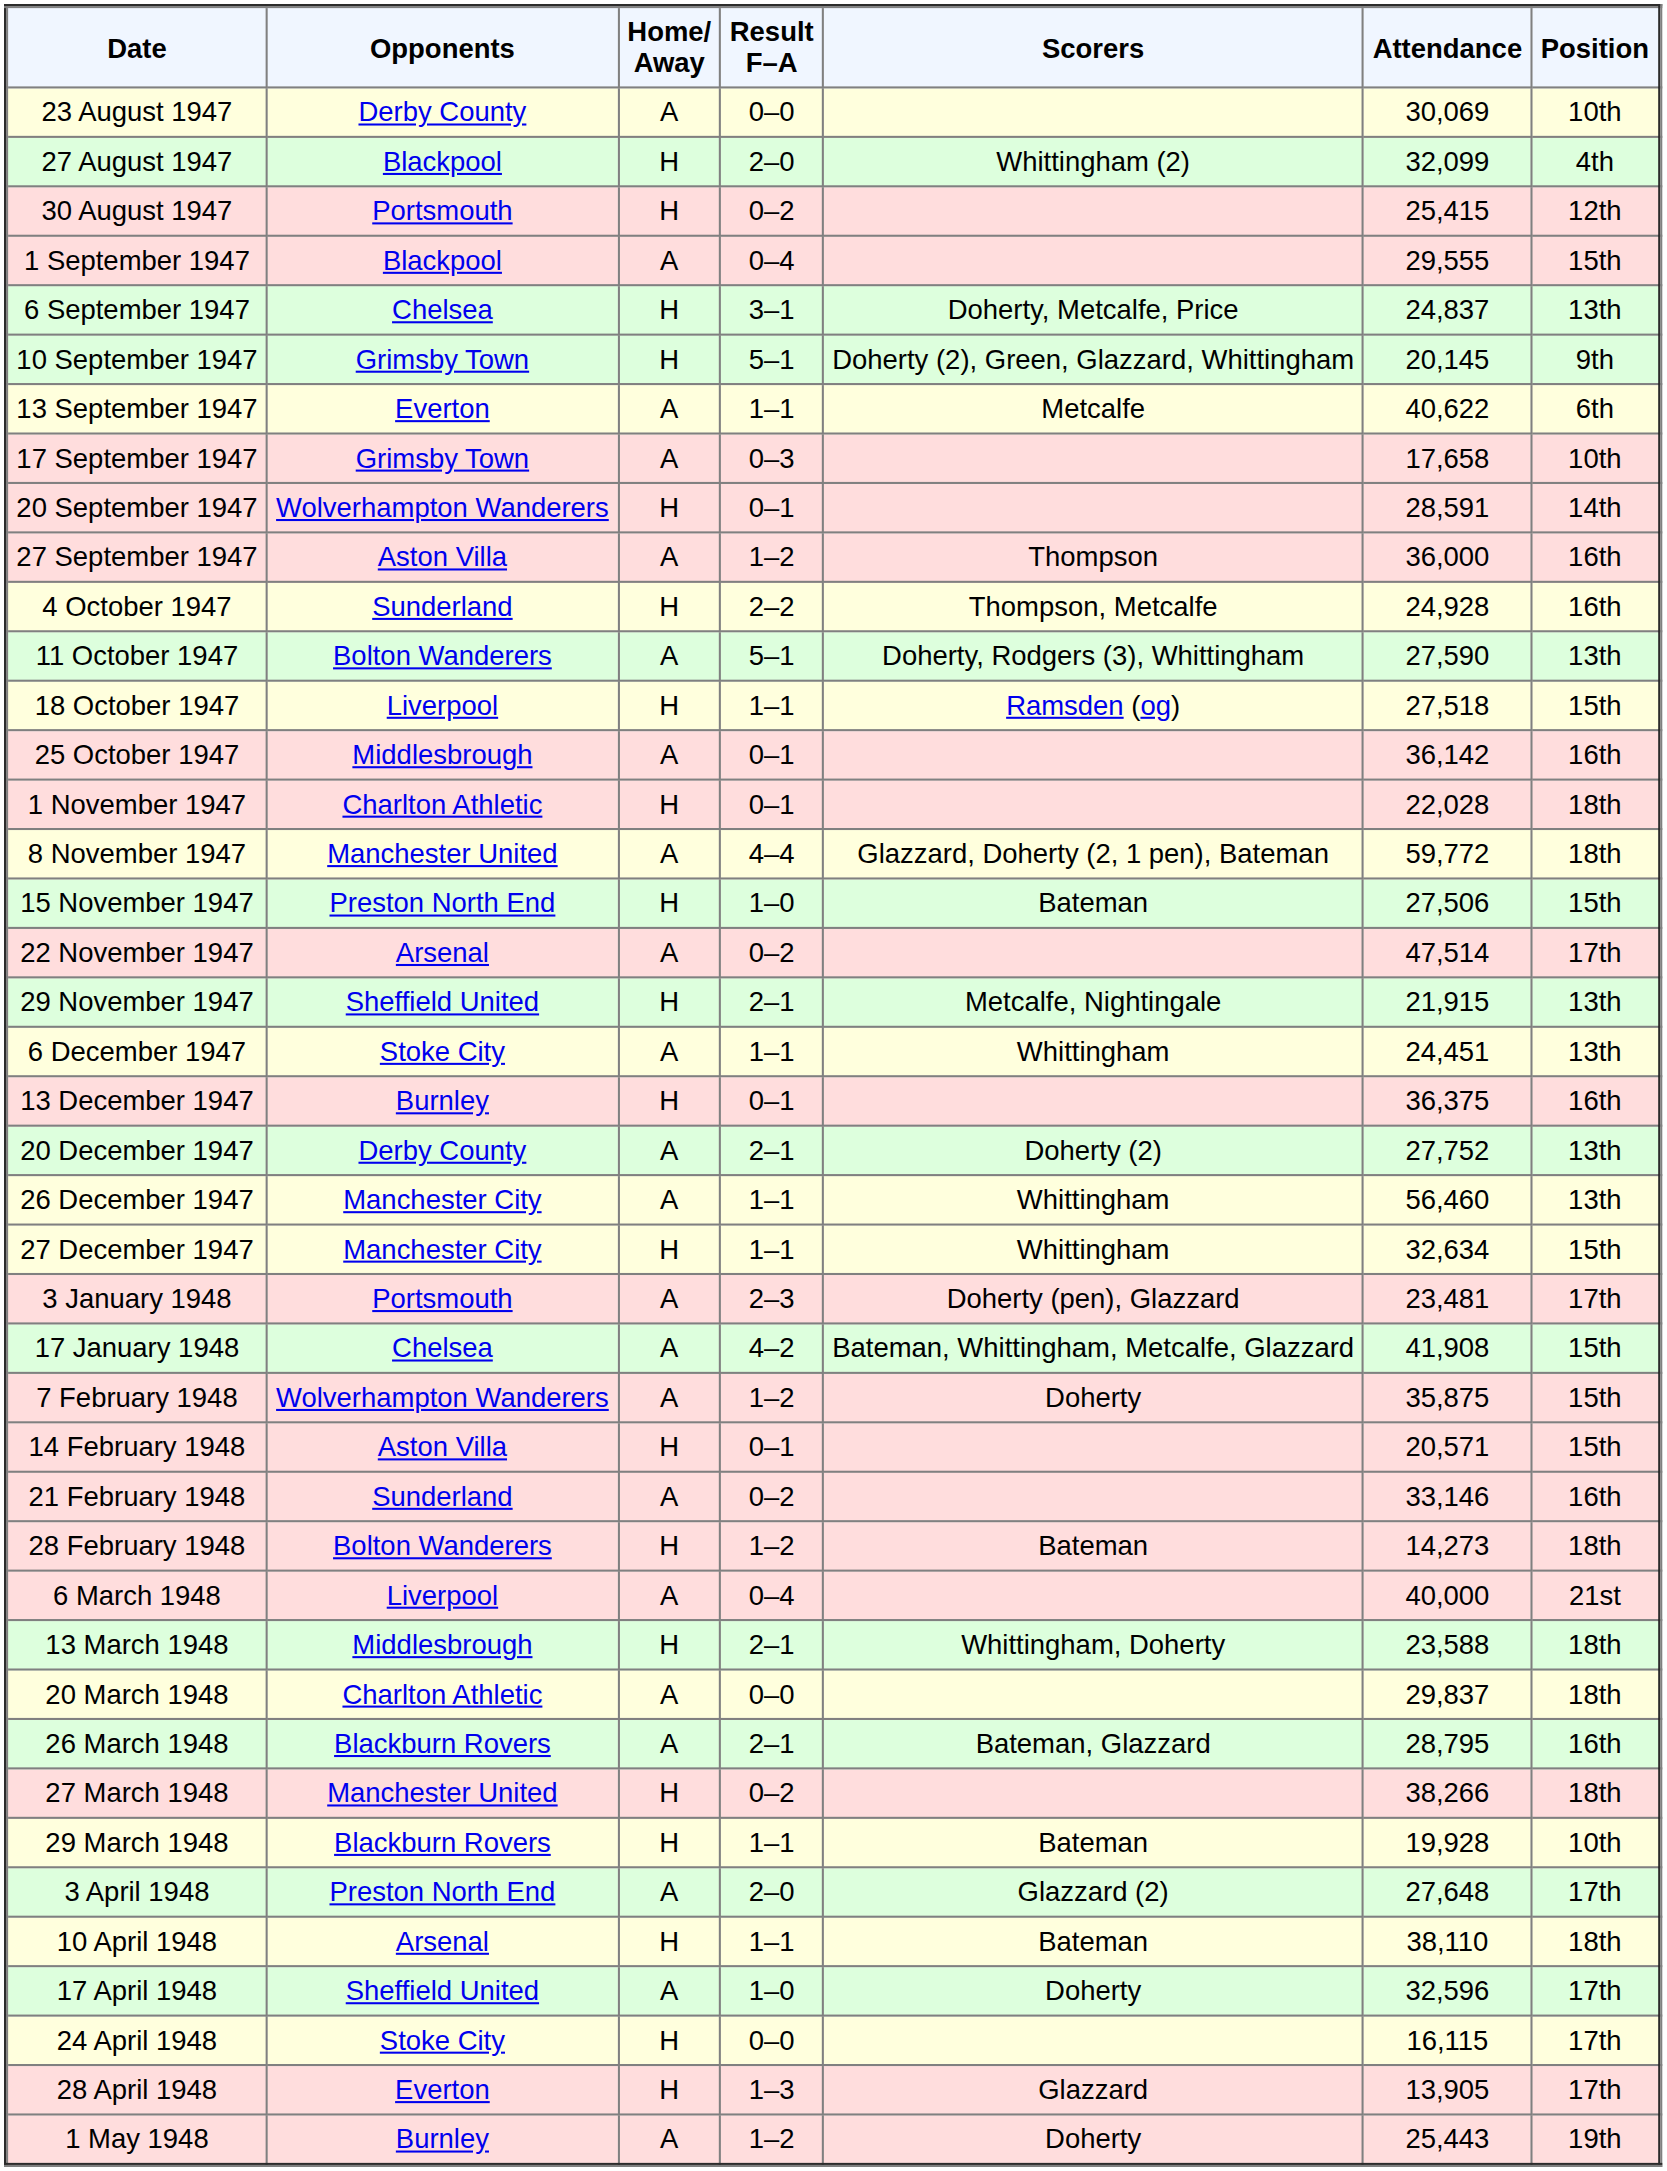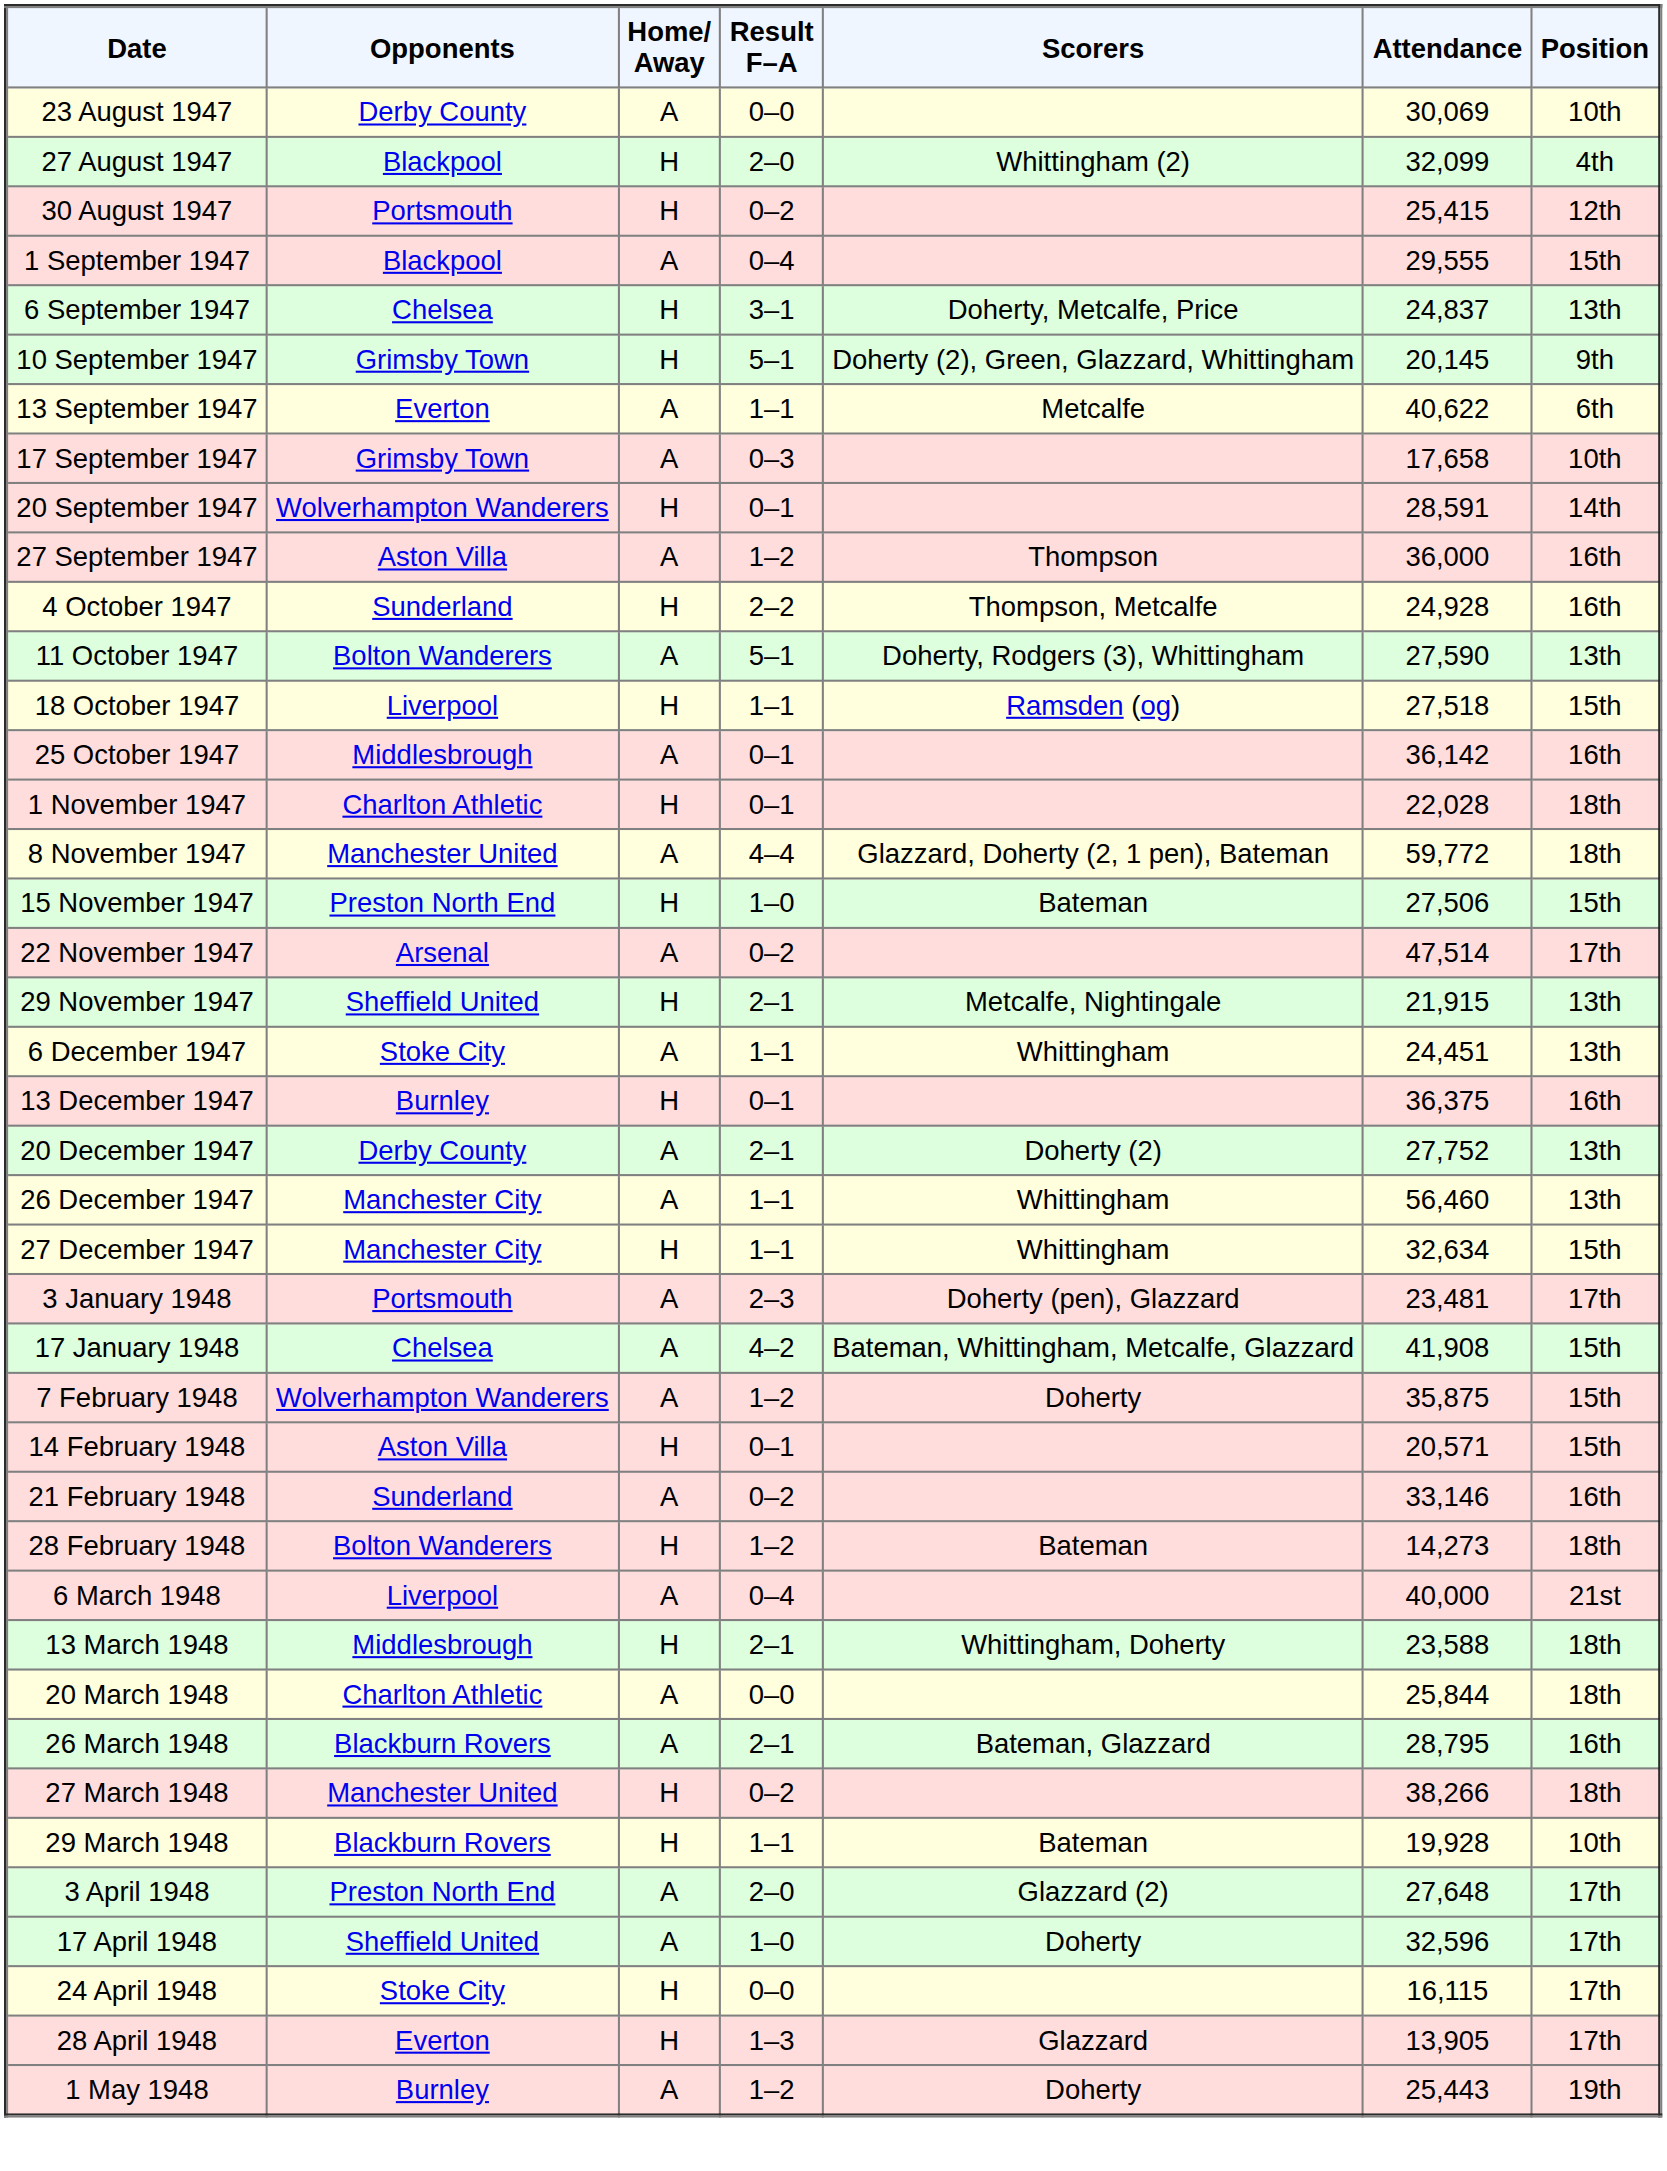(1447, 1694) 29,837 -> (1447, 1694) 25,844
- row: (137, 1941)
